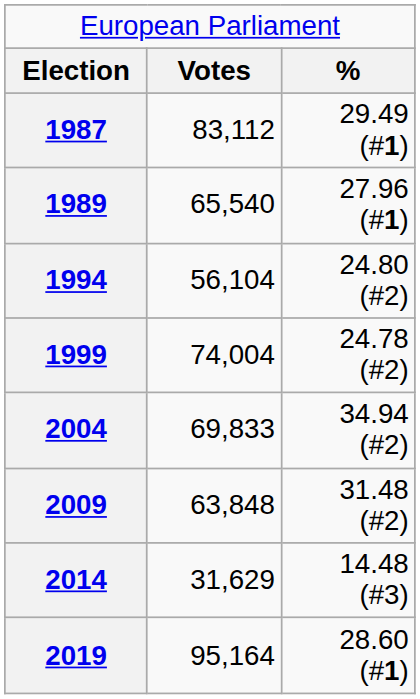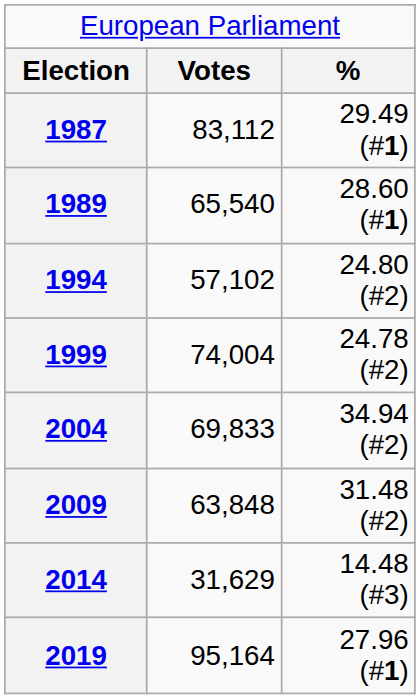(374, 204) 27.96 (#1) -> (374, 204) 28.60 (#1)
(233, 279) 56,104 -> (233, 279) 57,102
(374, 655) 28.60 (#1) -> (374, 655) 27.96 (#1)
